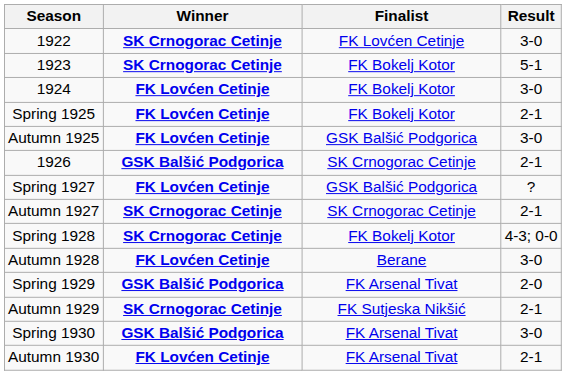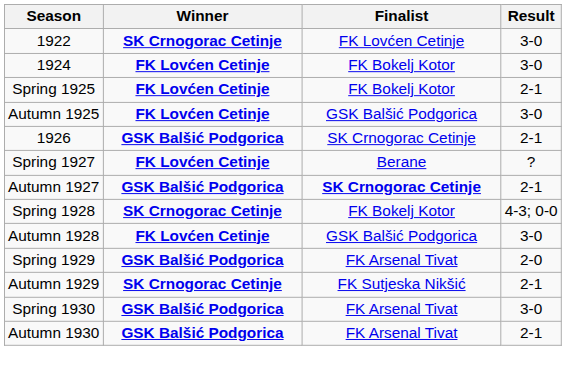- row: (54, 65)
(402, 187) GSK Balšić Podgorica -> (402, 162) Berane
(202, 211) SK Crnogorac Cetinje -> (202, 187) GSK Balšić Podgorica
(402, 211) normal -> (402, 187) bold
(402, 260) Berane -> (402, 235) GSK Balšić Podgorica
(202, 357) FK Lovćen Cetinje -> (202, 333) GSK Balšić Podgorica
